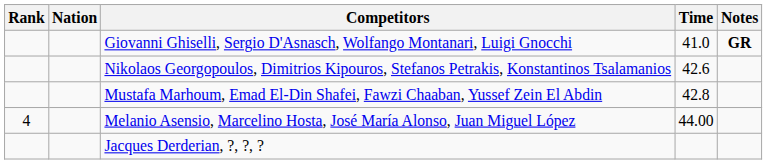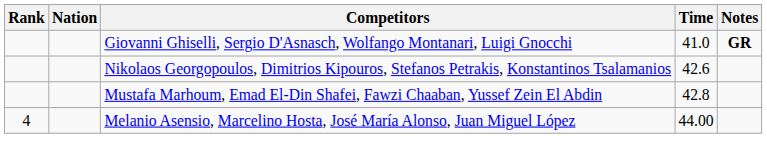- row: (184, 146)
